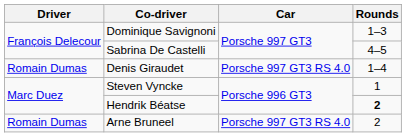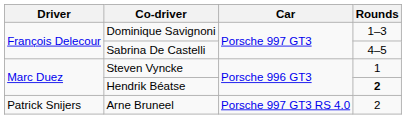- row: (145, 68)
(47, 122) Romain Dumas -> (44, 104) Patrick Snijers
